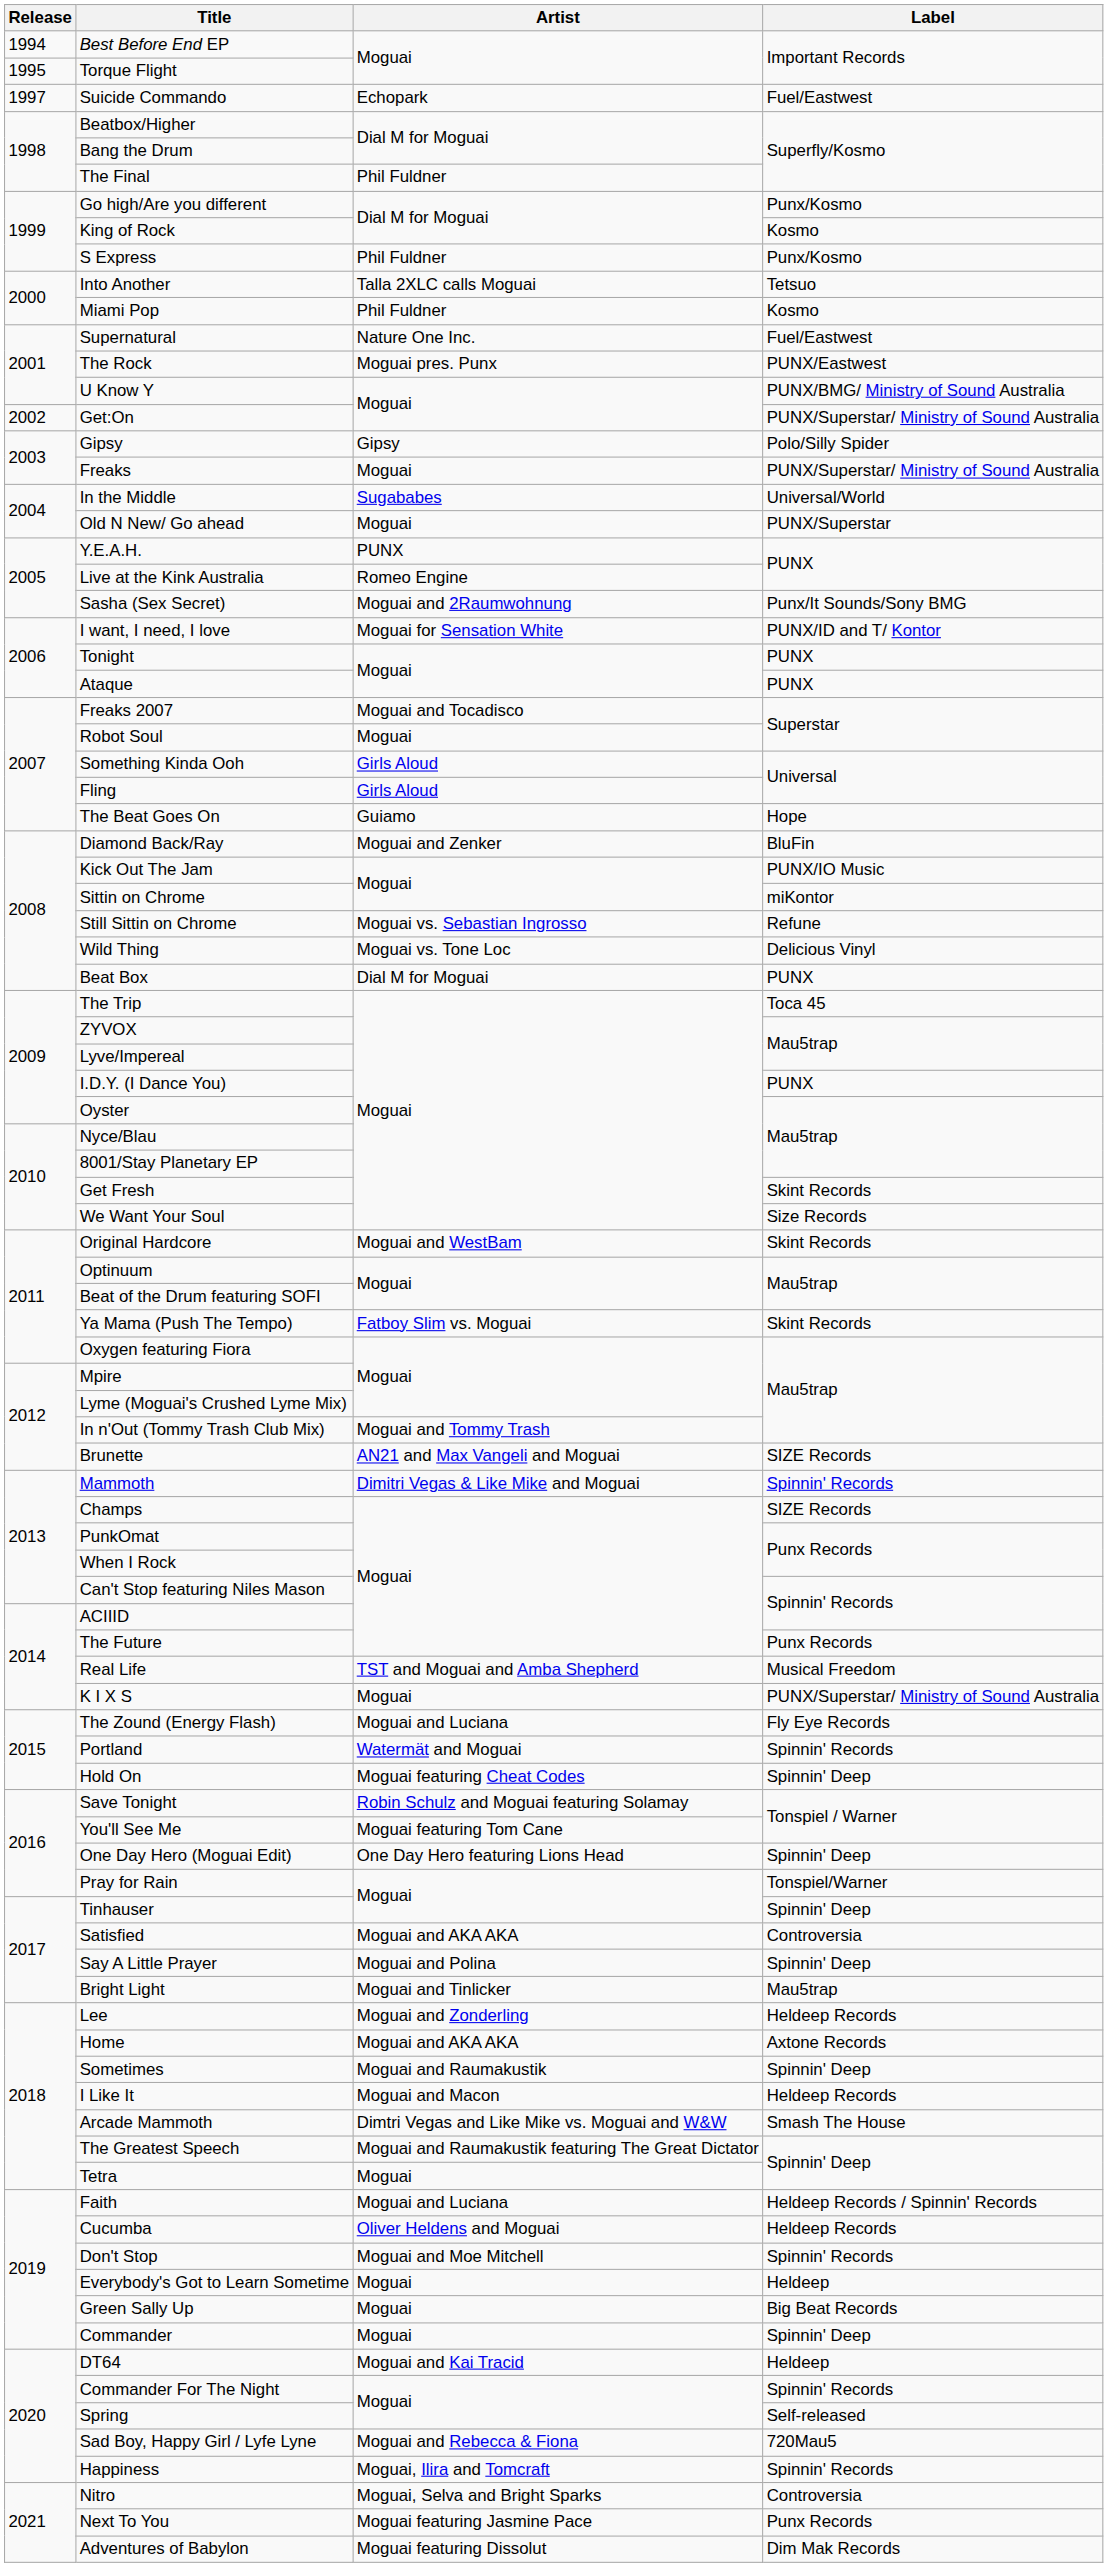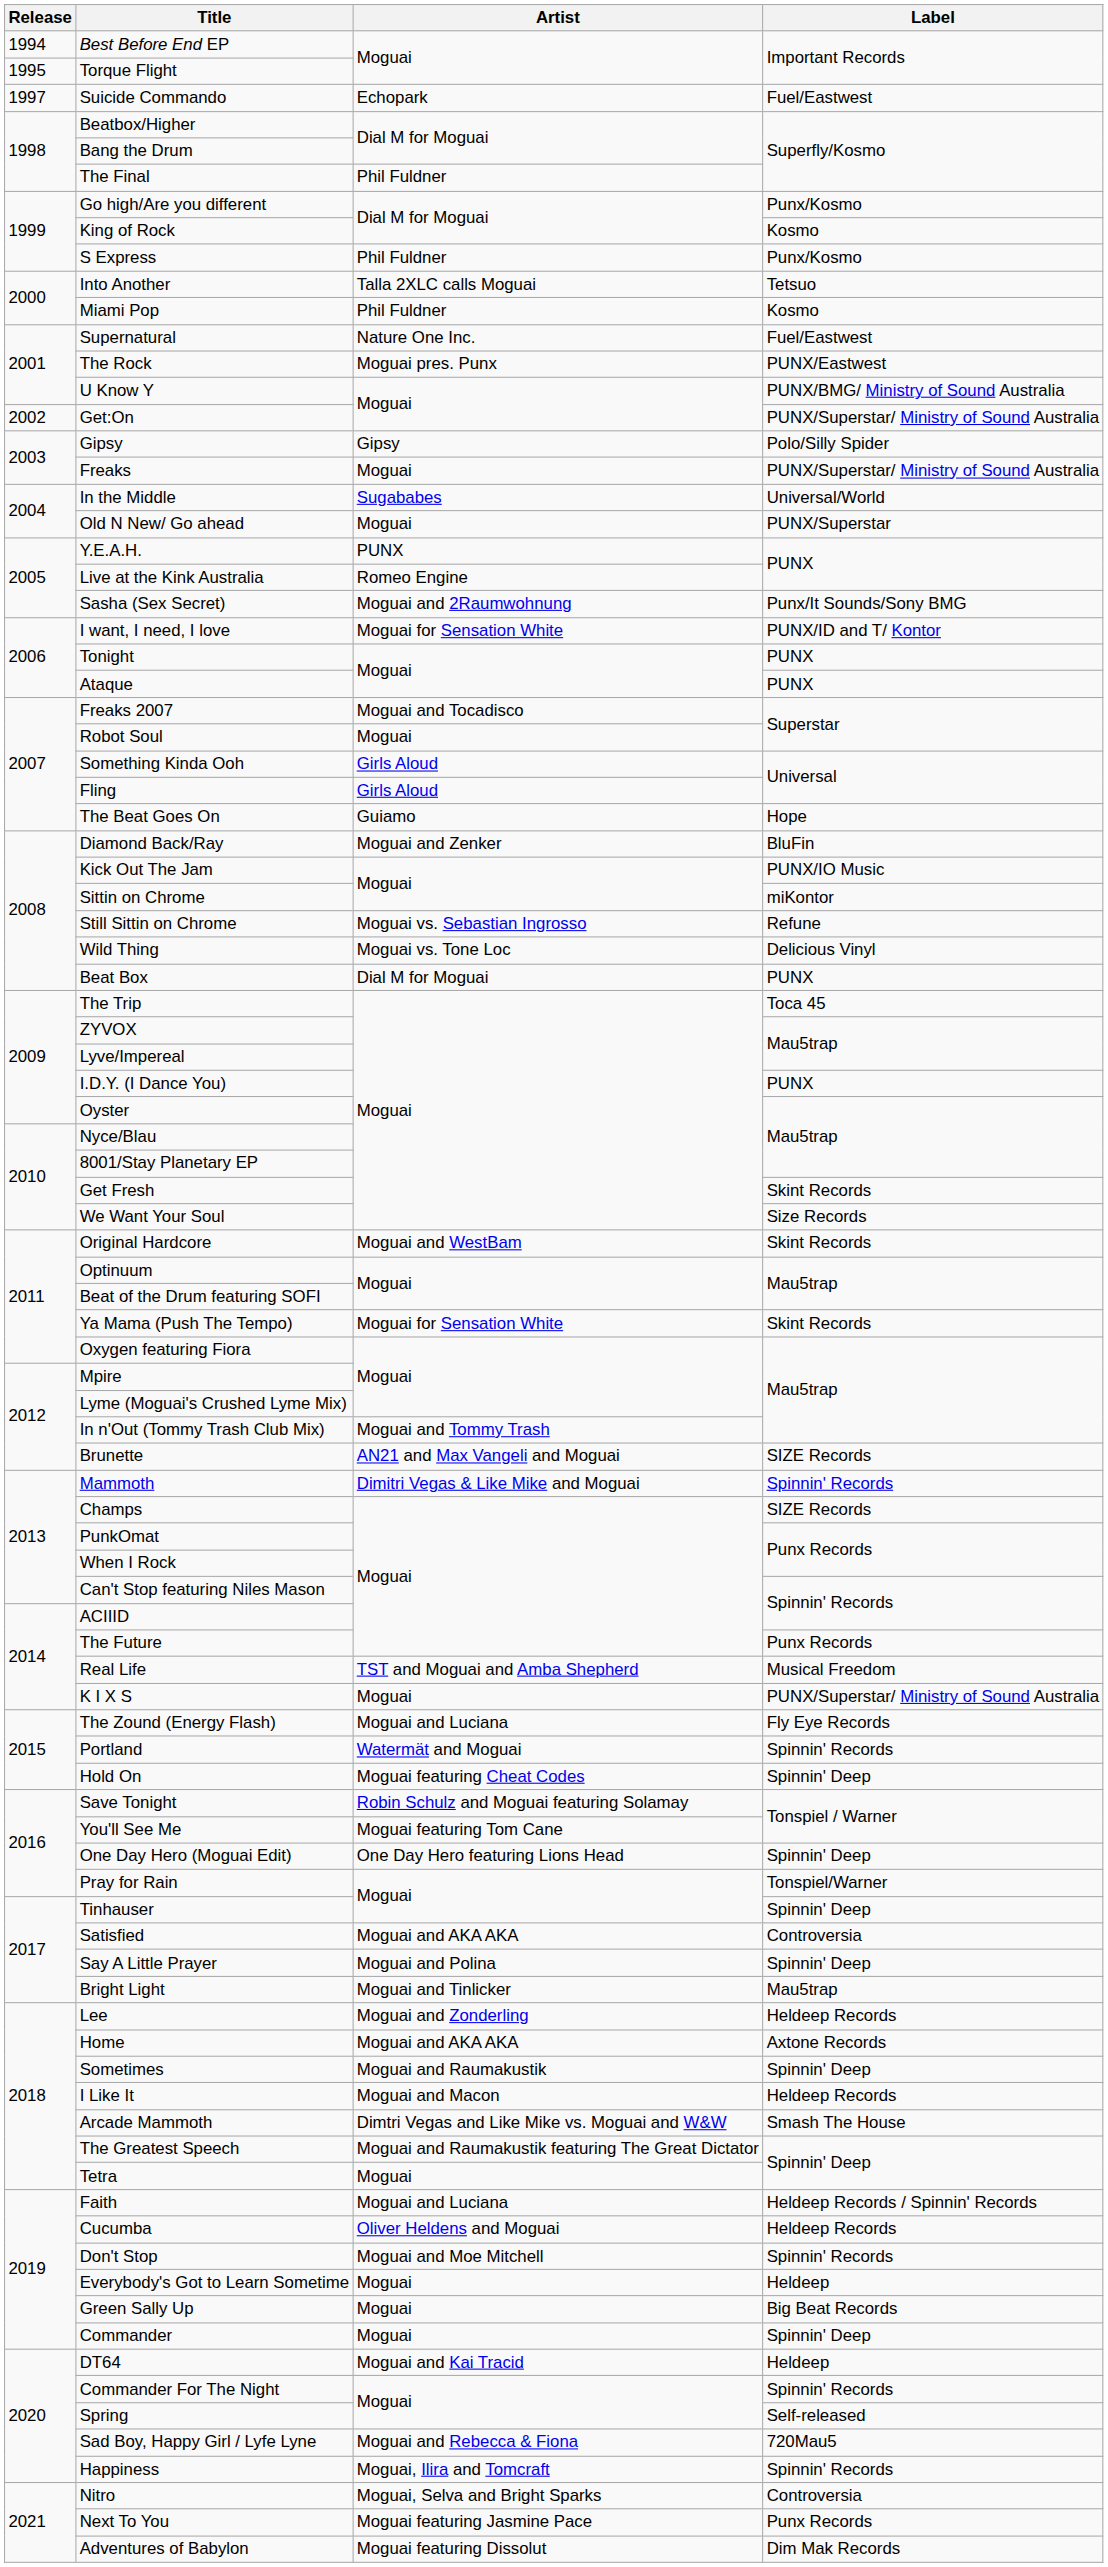(444, 1323) Fatboy Slim vs. Moguai -> (460, 1323) Moguai for Sensation White
